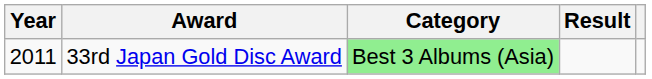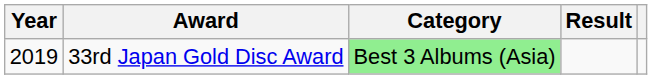(33, 56) 2011 -> (34, 56) 2019
